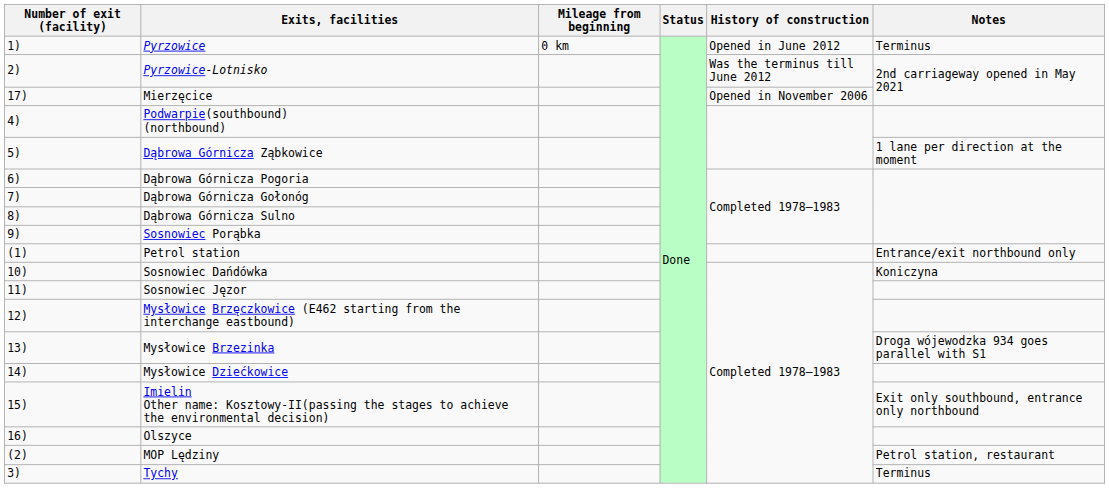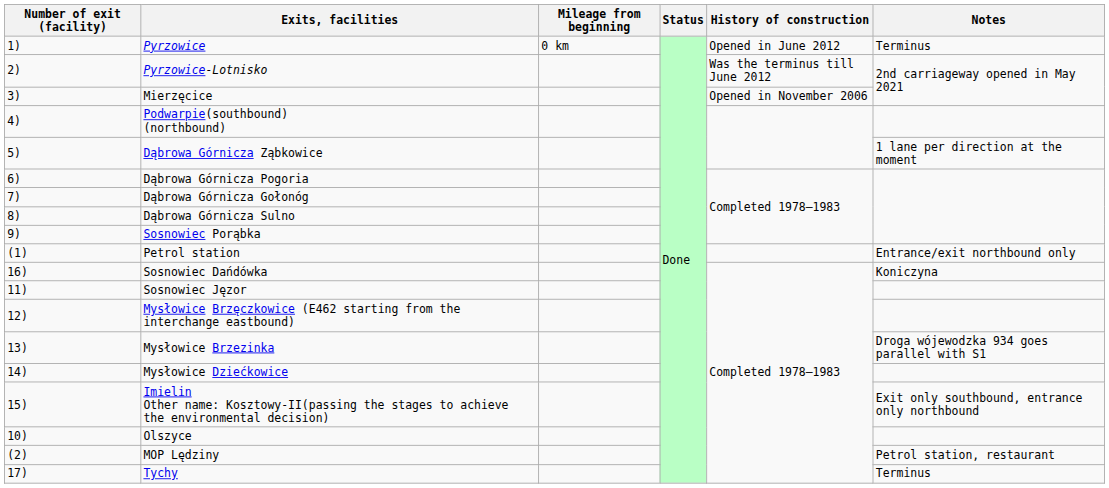(17, 96) 17) -> (14, 96) 3)
(17, 272) 10) -> (17, 272) 16)
(17, 436) 16) -> (17, 436) 10)
(14, 474) 3) -> (17, 474) 17)
